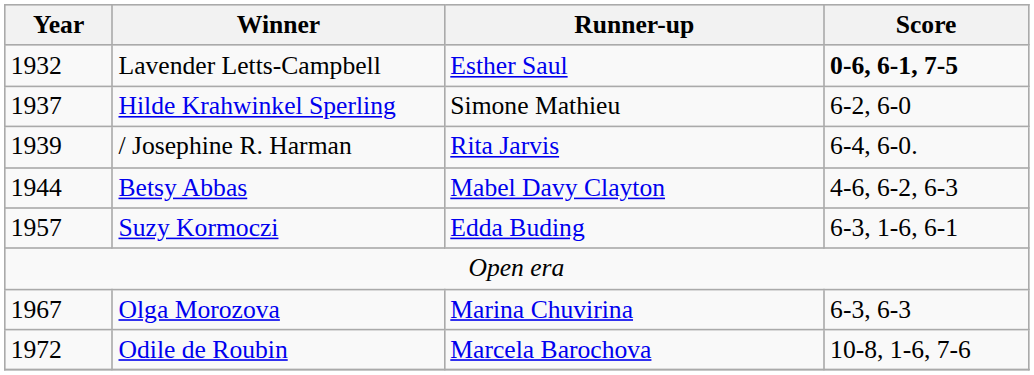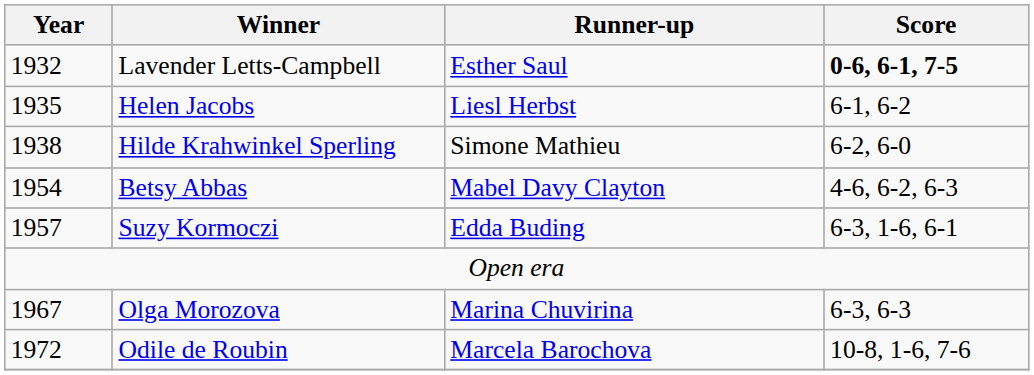+ row: (186, 106)
(36, 106) 1937 -> (36, 146) 1938
- row: (235, 146)
(36, 187) 1944 -> (36, 187) 1954
